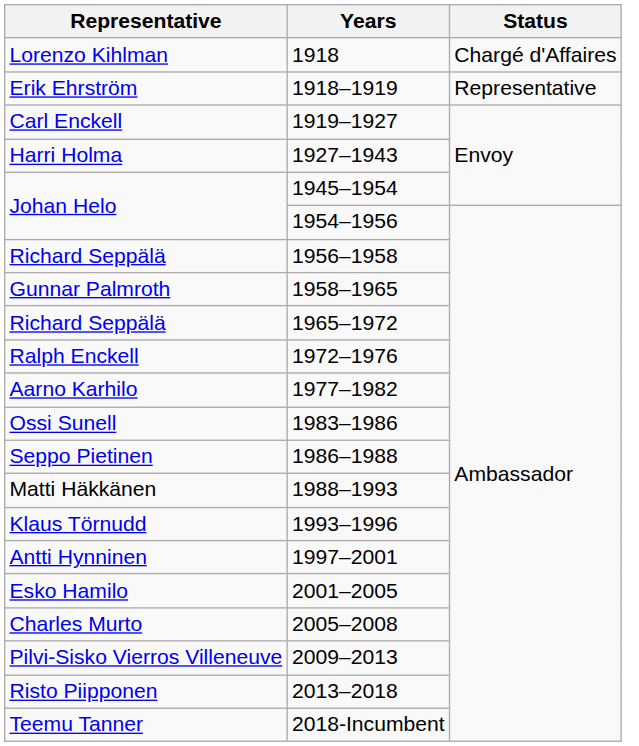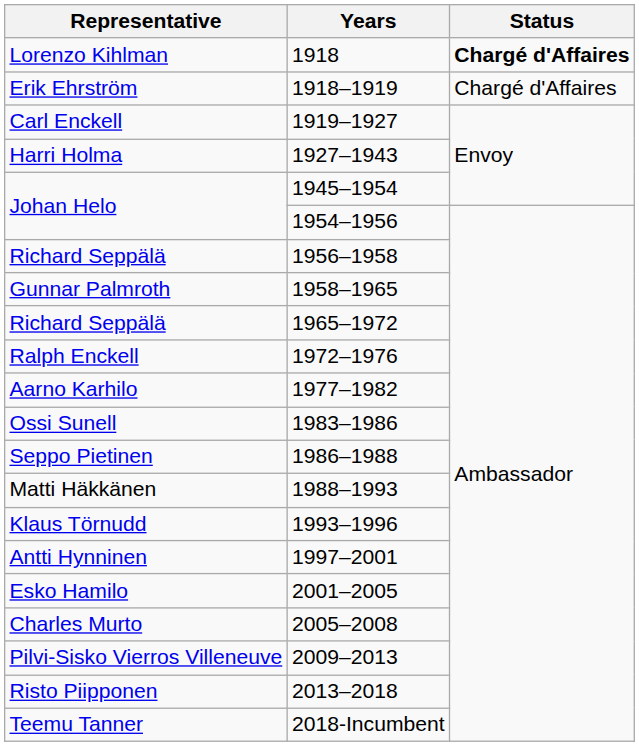(535, 54) normal -> (542, 54) bold
(525, 88) Representative -> (535, 88) Chargé d'Affaires
